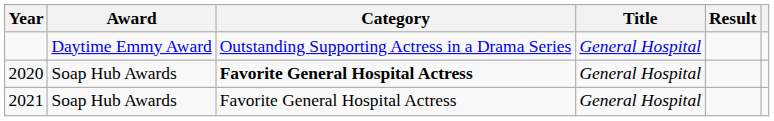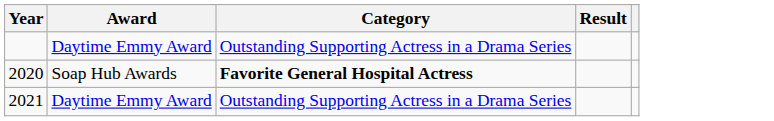- column: (640, 18)
(114, 101) Soap Hub Awards -> (132, 101) Daytime Emmy Award
(338, 101) Favorite General Hospital Actress -> (396, 101) Outstanding Supporting Actress in a Drama Series
